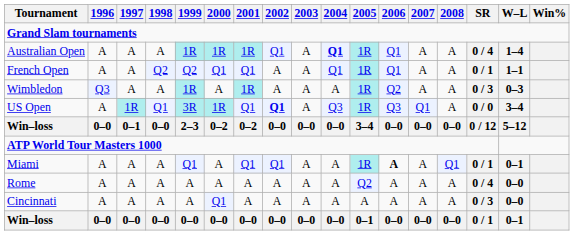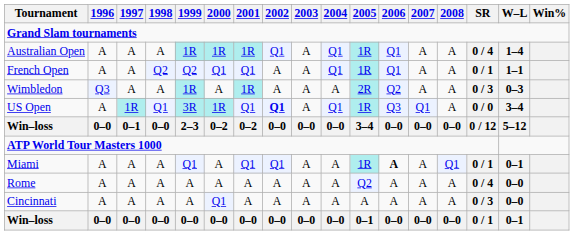(335, 51) bold -> (335, 51) normal
(365, 88) 1R -> (365, 88) 2R
(335, 107) Q3 -> (335, 107) Q1
